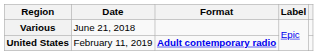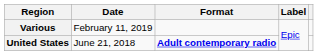(104, 27) June 21, 2018 -> (113, 27) February 11, 2019
(113, 43) February 11, 2019 -> (104, 43) June 21, 2018
